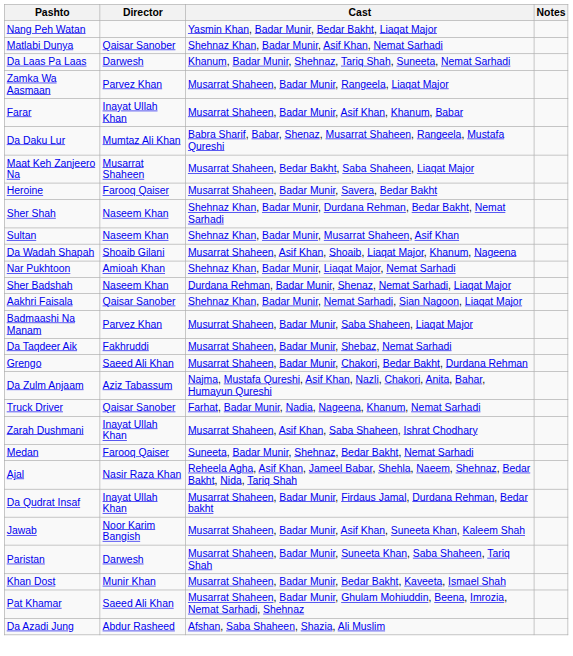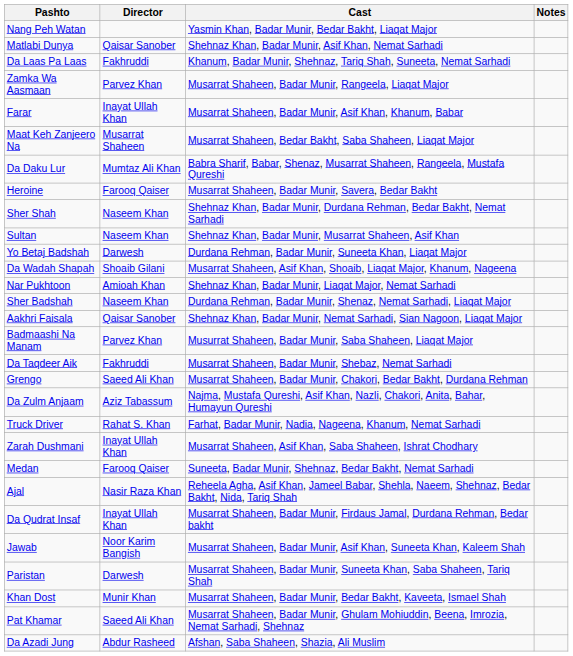(123, 62) Darwesh -> (126, 62) Fakhruddi
rows swapped: (36, 140) <-> (51, 169)
+ row: (48, 252)
(139, 408) Qaisar Sanober -> (136, 424) Rahat S. Khan
